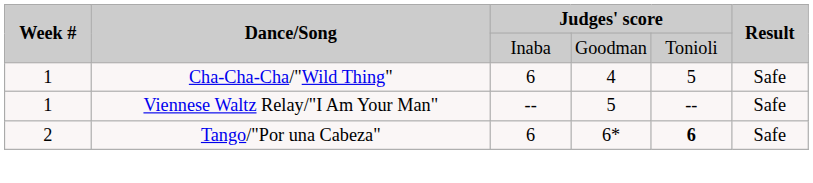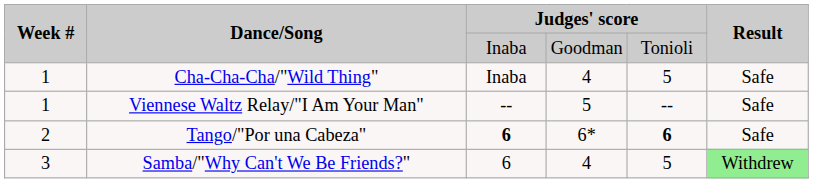(531, 76) 6 -> (506, 76) Inaba
(531, 134) normal -> (506, 134) bold
+ row: (276, 163)
